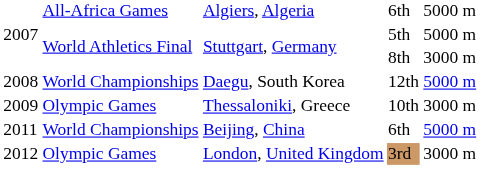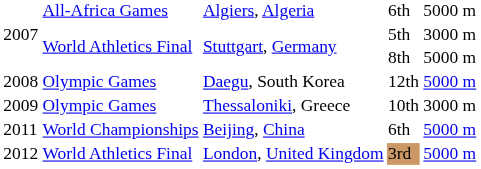(450, 34) 5000 m -> (450, 34) 3000 m
(450, 57) 3000 m -> (450, 57) 5000 m
(121, 81) World Championships -> (99, 81) Olympic Games
(99, 153) Olympic Games -> (117, 153) World Athletics Final
(450, 153) 3000 m -> (450, 153) 5000 m
